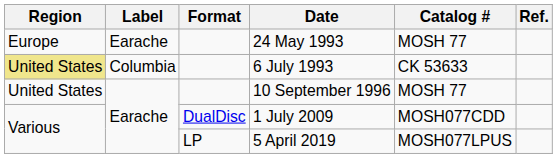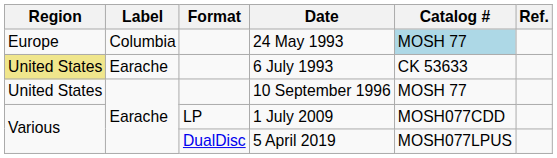(139, 41) Earache -> (143, 41) Columbia
(432, 41) no background -> (432, 41) lightblue background
(143, 66) Columbia -> (139, 66) Earache
(214, 116) DualDisc -> (193, 116) LP
(193, 141) LP -> (214, 141) DualDisc
